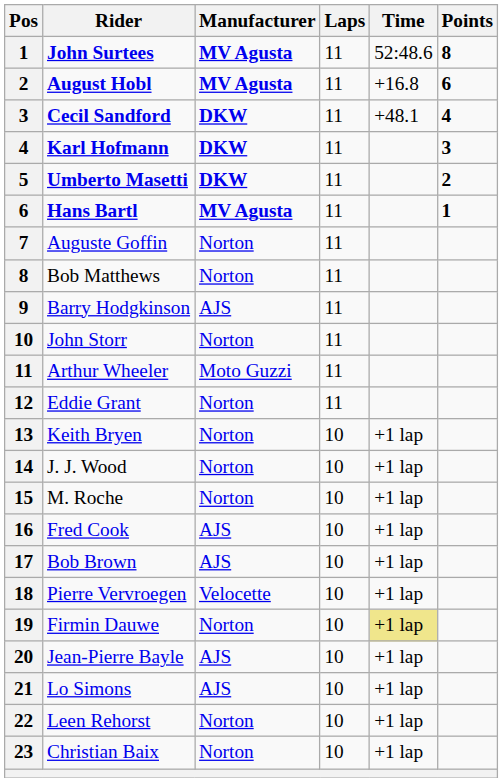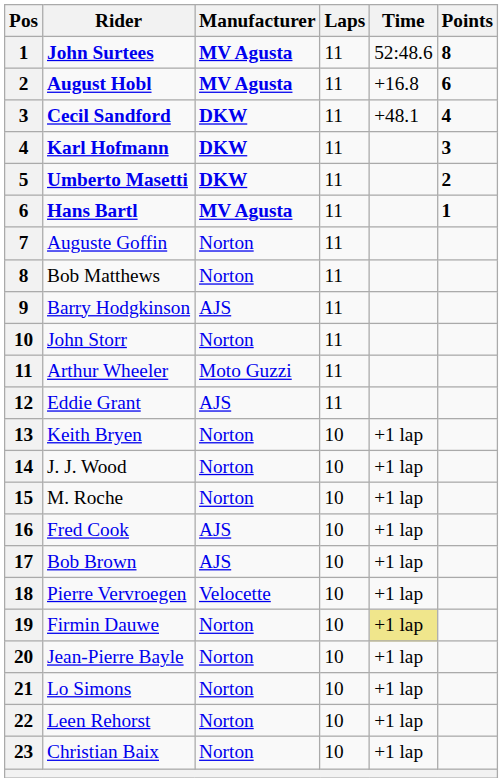(226, 402) Norton -> (215, 402) AJS
(215, 657) AJS -> (226, 657) Norton
(215, 689) AJS -> (226, 689) Norton
